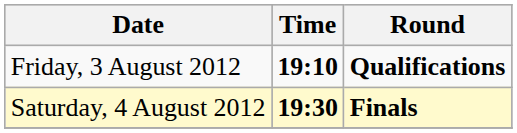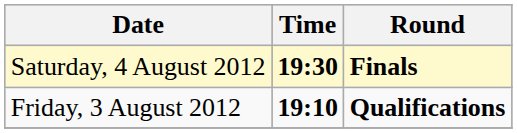rows swapped: (126, 66) <-> (138, 107)
